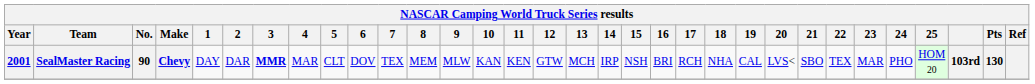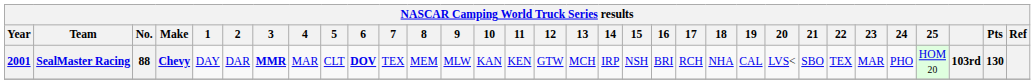(144, 62) 90 -> (144, 62) 88
(363, 62) normal -> (363, 62) bold
